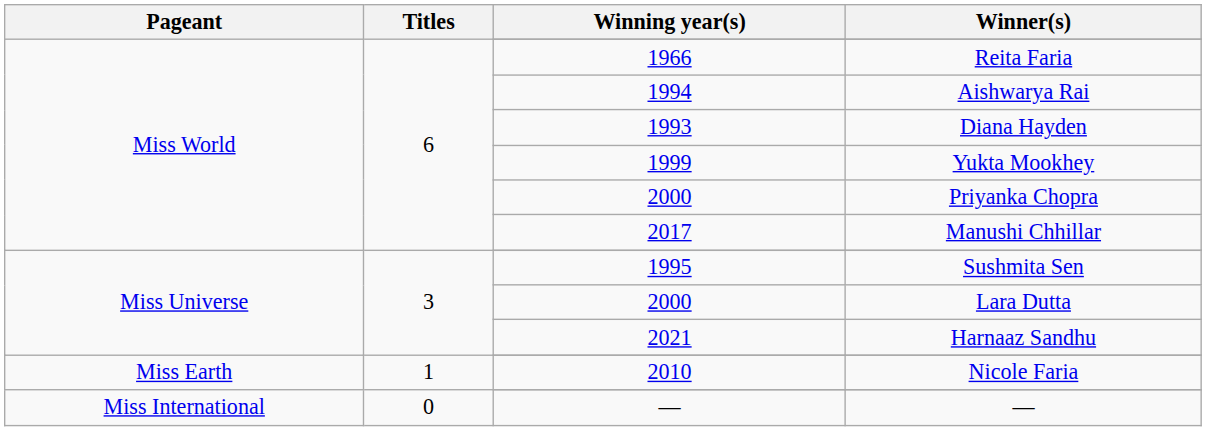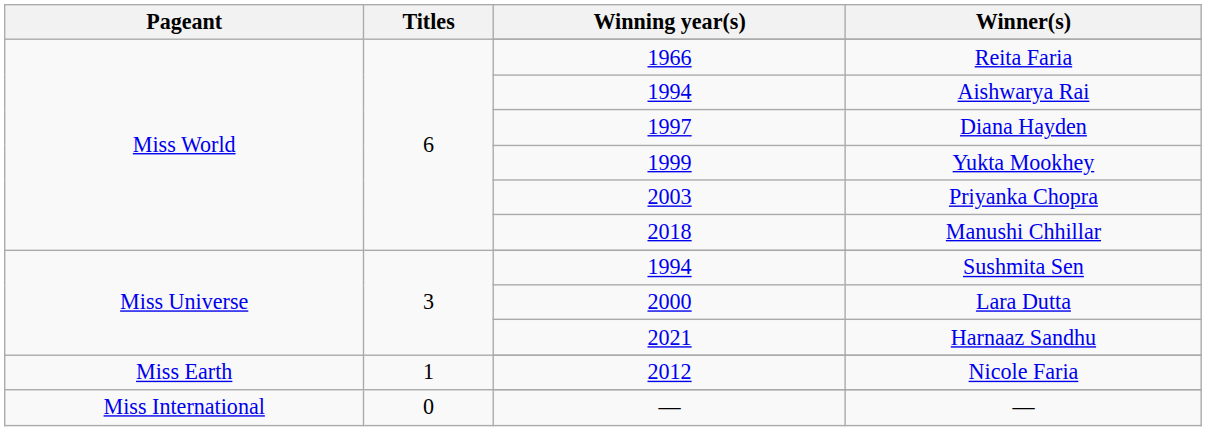(670, 127) 1993 -> (670, 127) 1997
(670, 197) 2000 -> (670, 197) 2003
(670, 232) 2017 -> (670, 232) 2018
(670, 267) 1995 -> (670, 267) 1994
(670, 372) 2010 -> (670, 372) 2012
